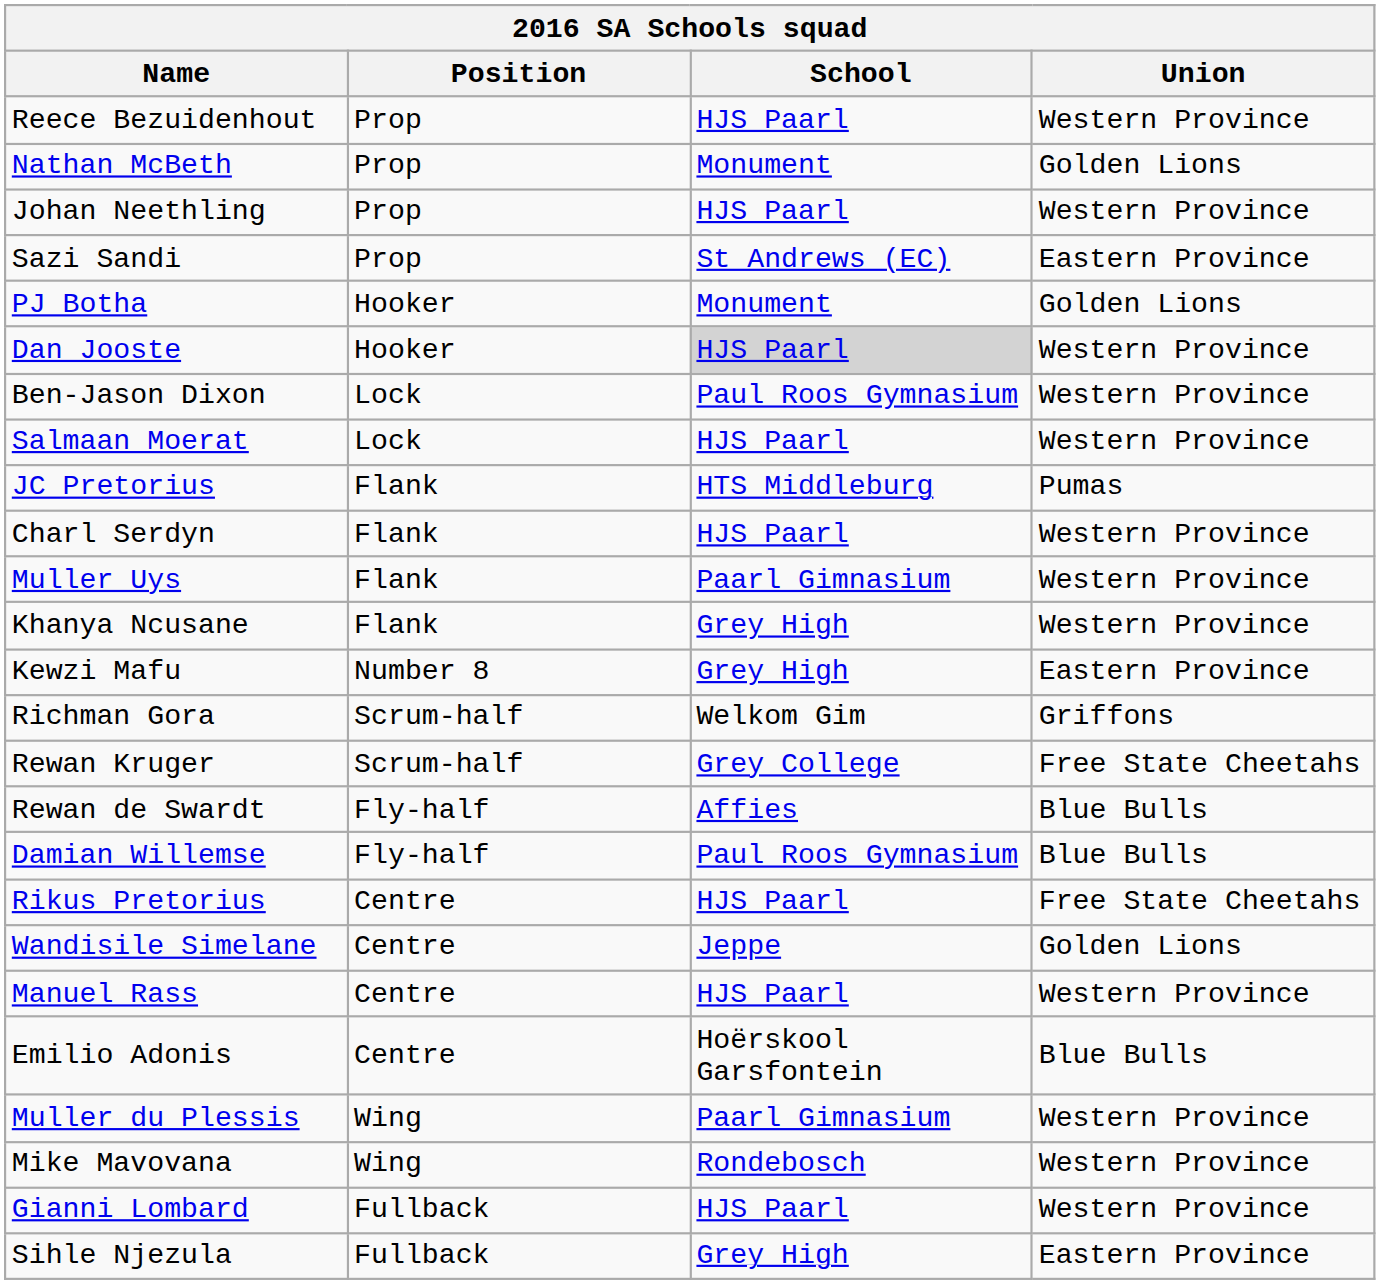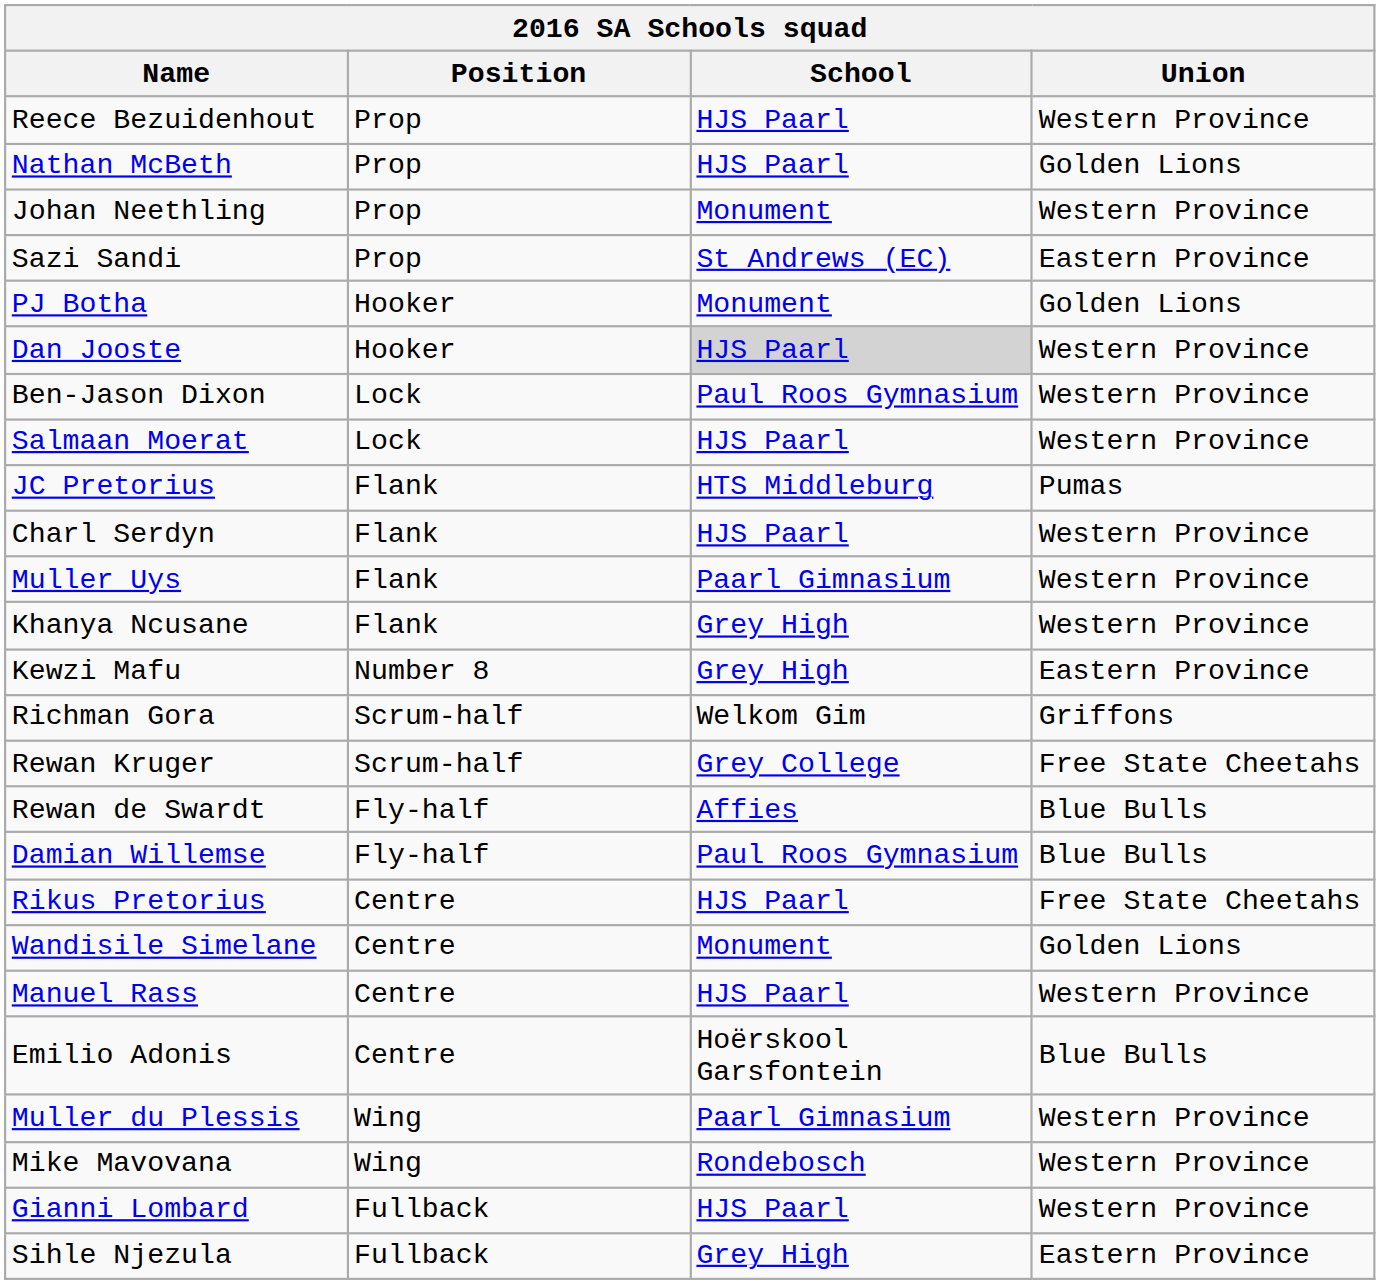(764, 166) Monument -> (773, 166) HJS Paarl
(773, 212) HJS Paarl -> (764, 212) Monument
(739, 948) Jeppe -> (764, 948) Monument
